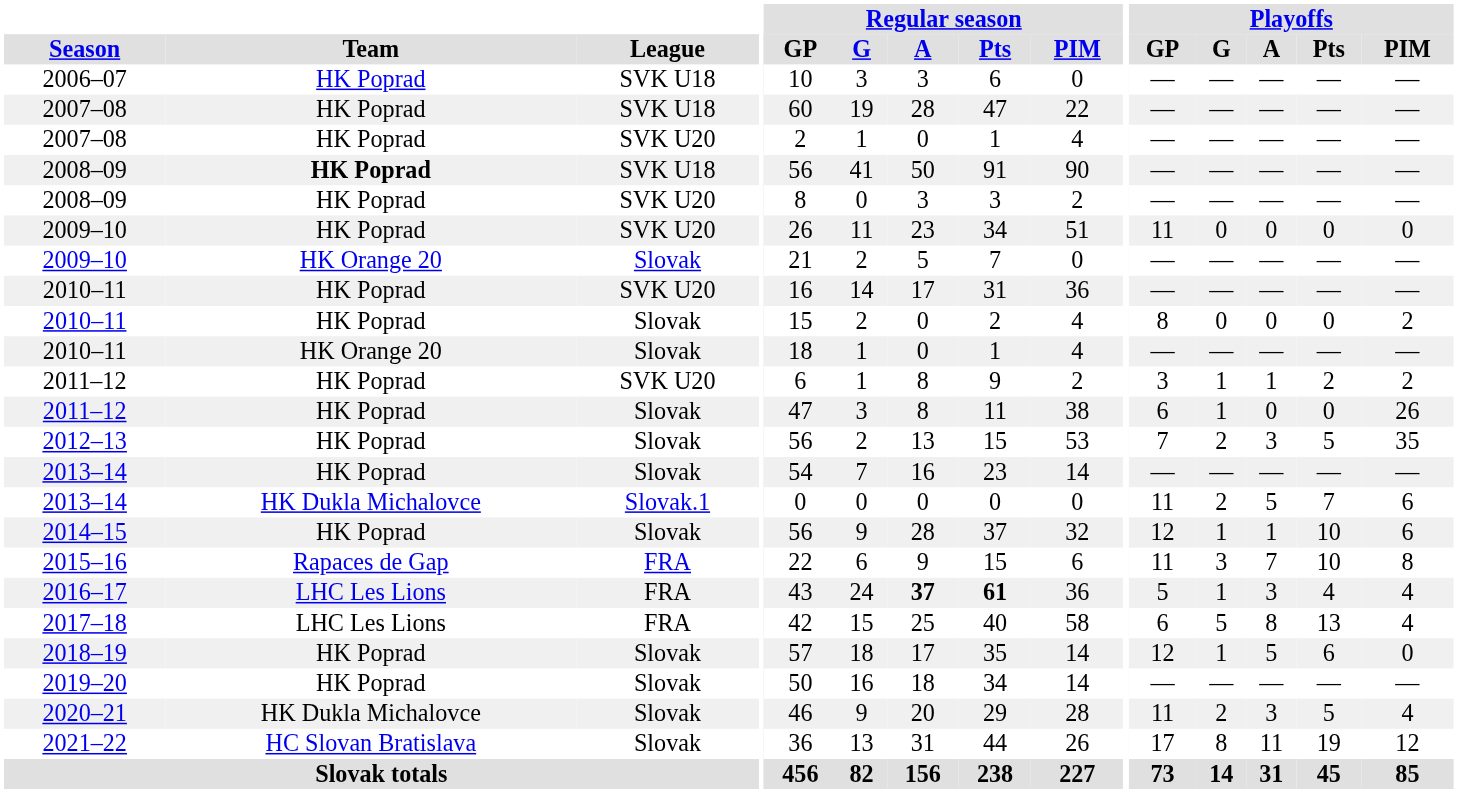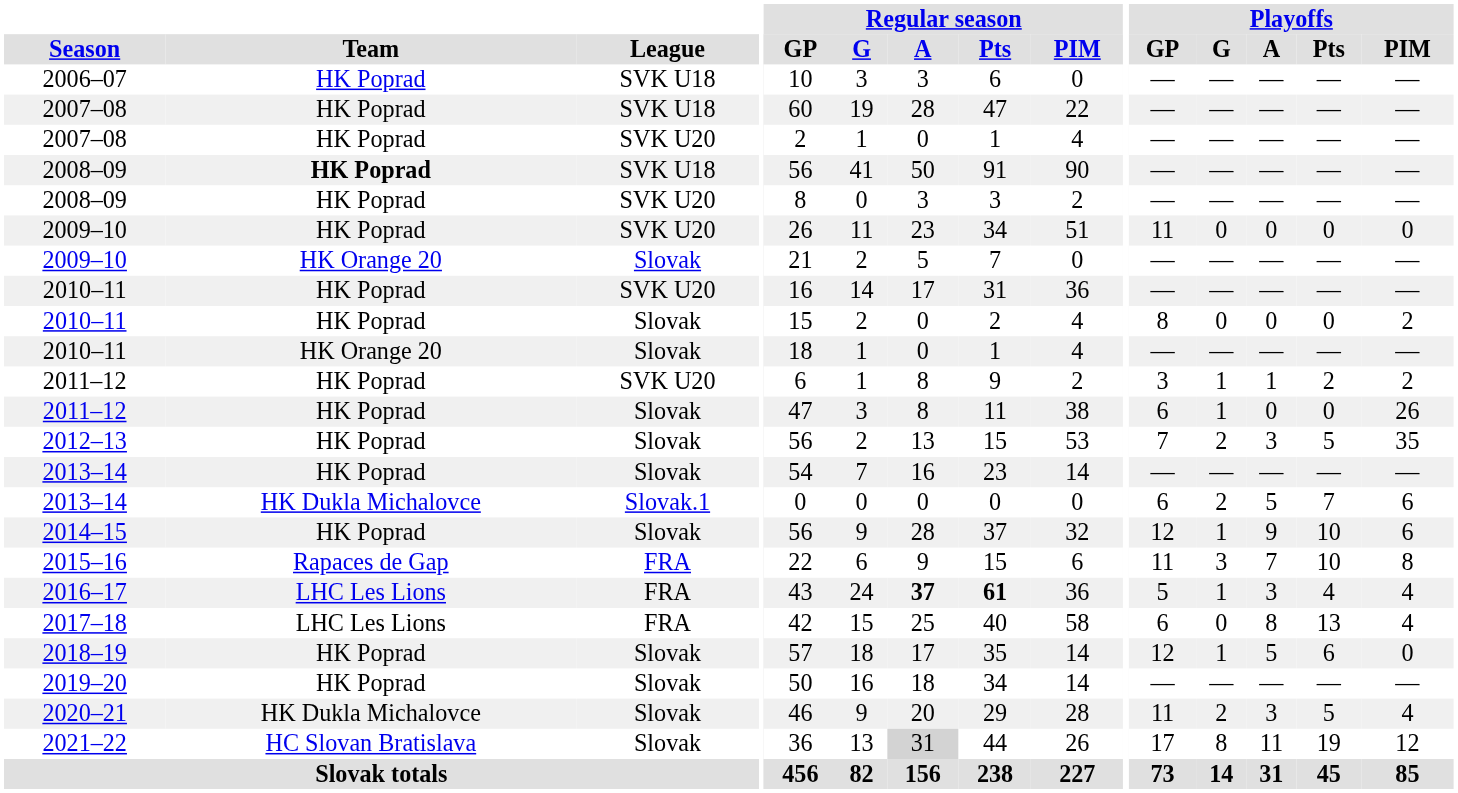(1163, 502) 11 -> (1163, 502) 6
(1271, 532) 1 -> (1271, 532) 9
(1221, 622) 5 -> (1221, 622) 0
(923, 743) no background -> (923, 743) lightgrey background
